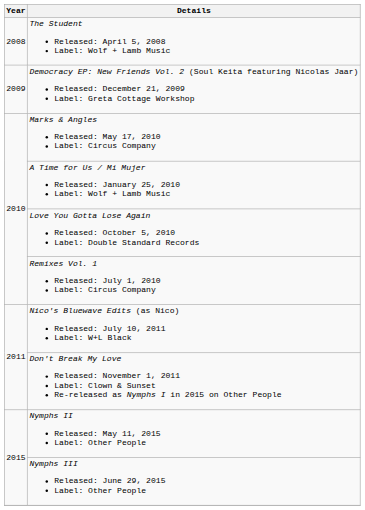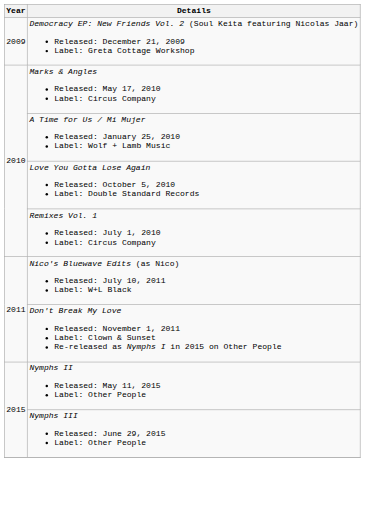- row: (194, 37)
